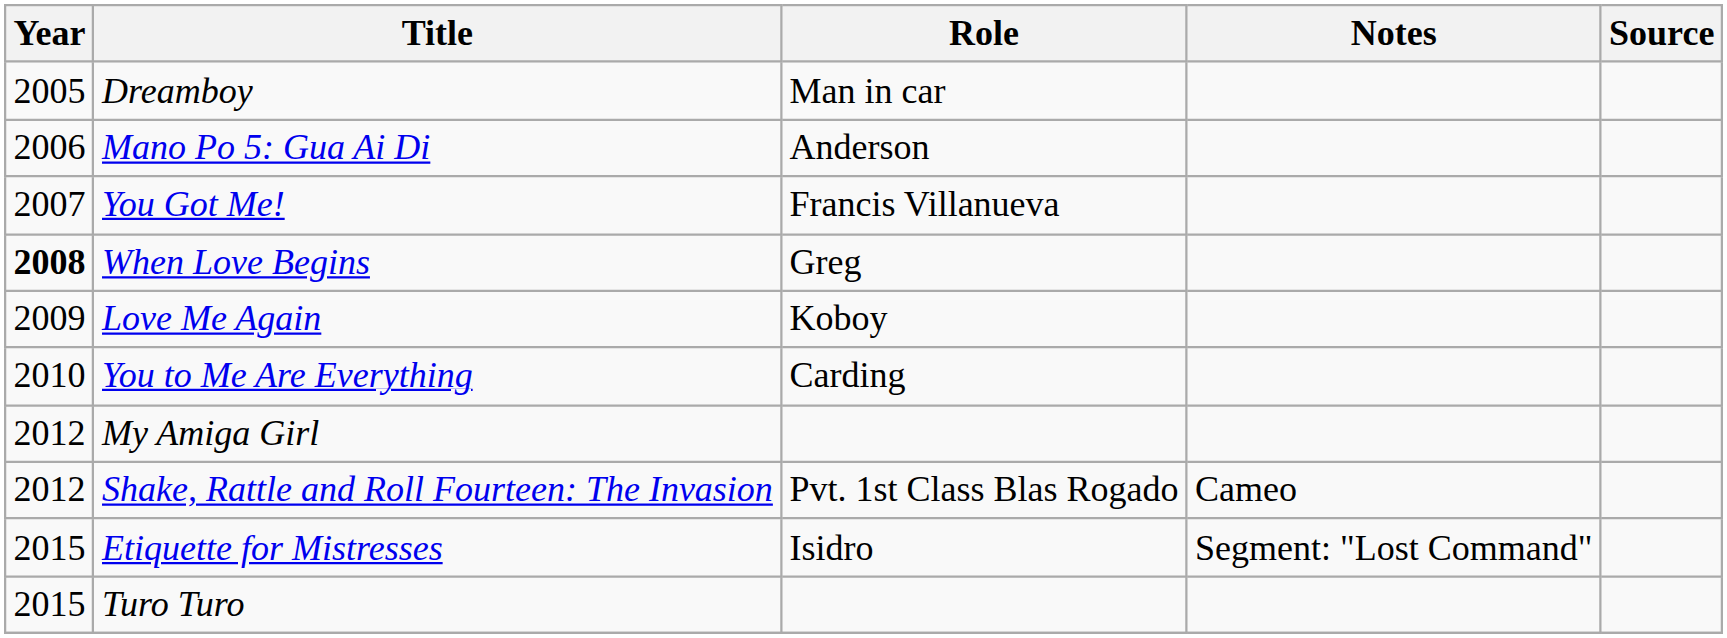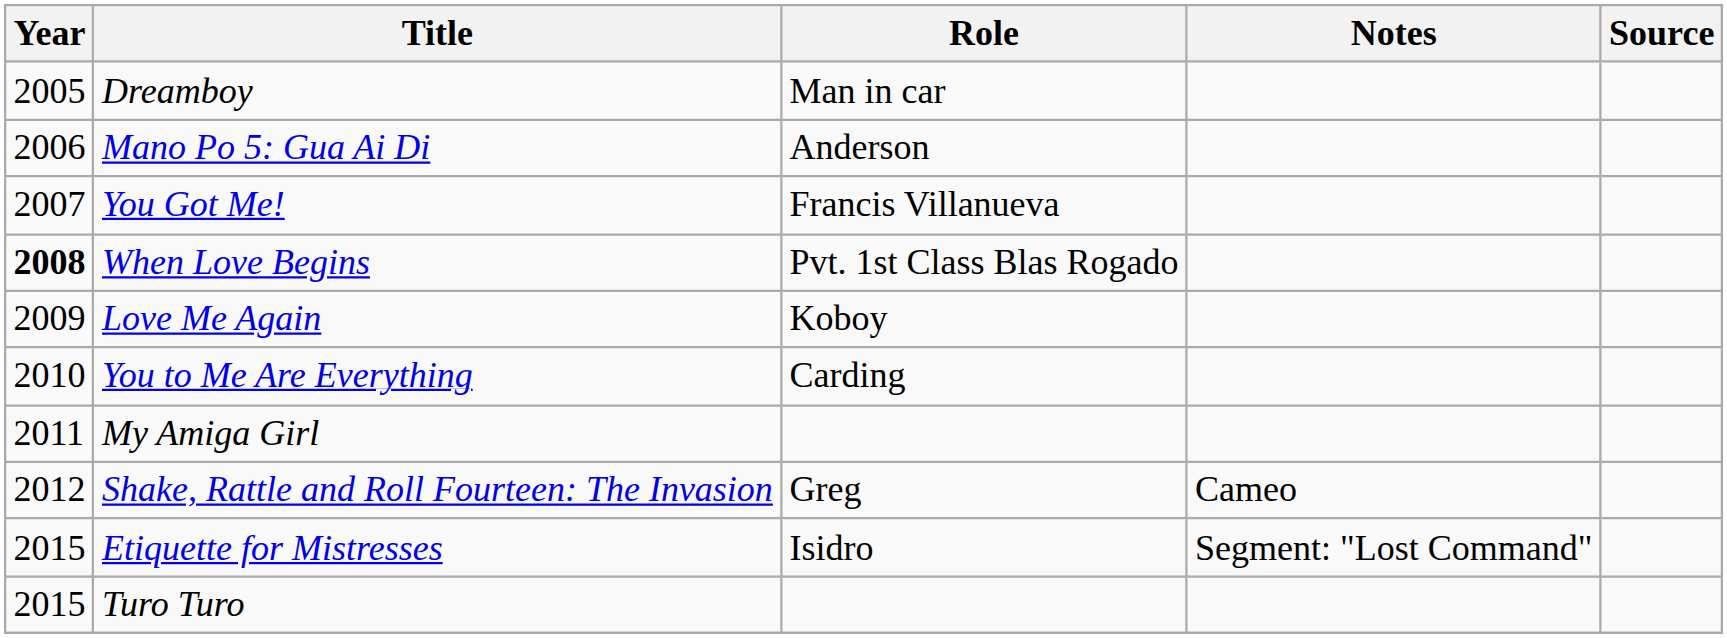(825, 261) Greg -> (984, 261) Pvt. 1st Class Blas Rogado
(49, 432) 2012 -> (49, 432) 2011
(984, 489) Pvt. 1st Class Blas Rogado -> (825, 489) Greg
